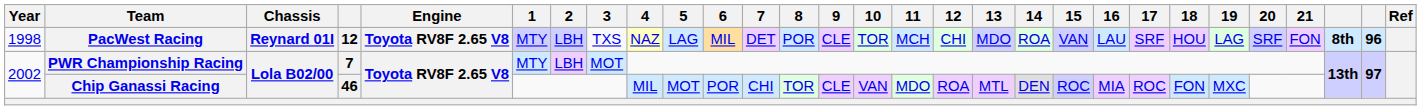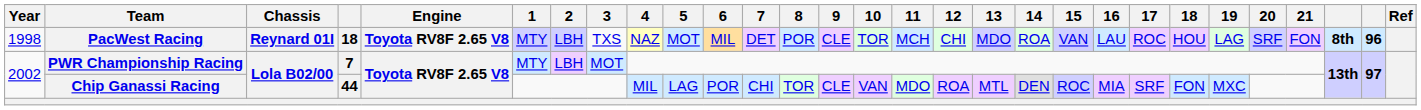(349, 39) 12 -> (349, 39) 18
(683, 39) LAG -> (683, 39) MOT
(1149, 39) SRF -> (1149, 39) ROC
(349, 86) 46 -> (349, 86) 44
(683, 86) MOT -> (683, 86) LAG
(1149, 86) ROC -> (1149, 86) SRF
